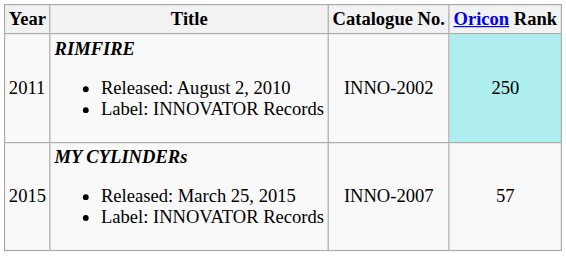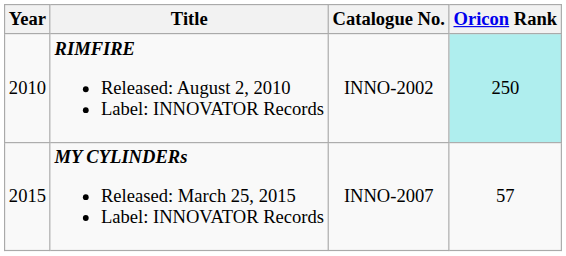(27, 88) 2011 -> (27, 88) 2010
